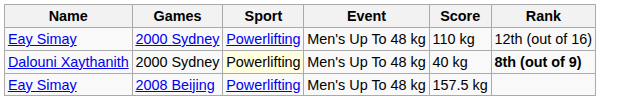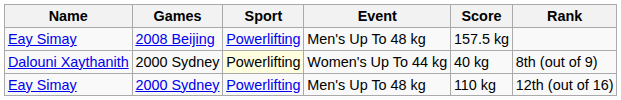rows swapped: (42, 39) <-> (42, 85)
(367, 62) Men's Up To 48 kg -> (377, 62) Women's Up To 44 kg
(538, 62) bold -> (557, 62) normal
